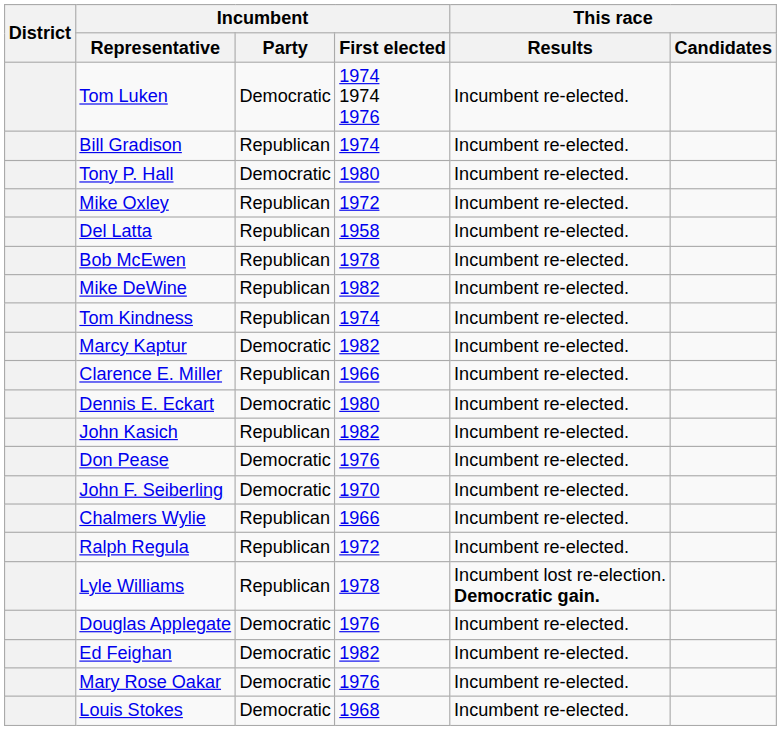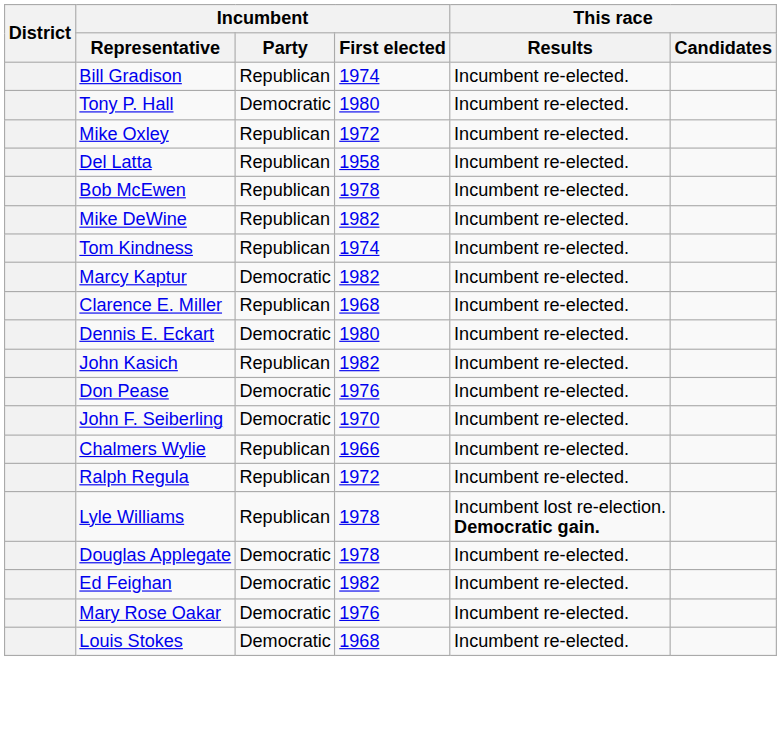- row: (124, 96)
(359, 374) 1966 -> (359, 305) 1968
(359, 624) 1976 -> (359, 555) 1978
